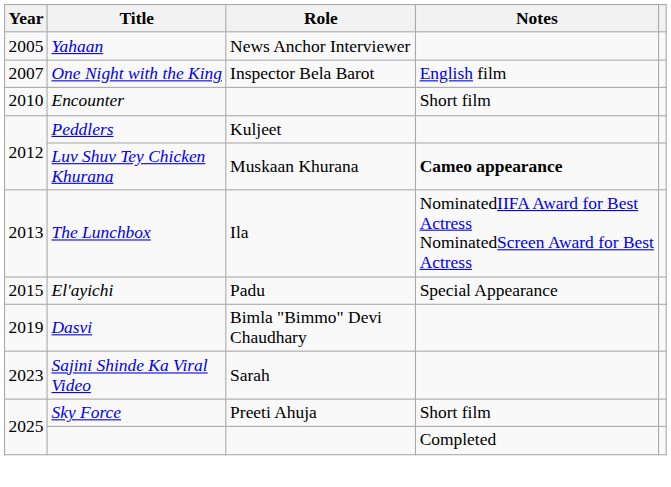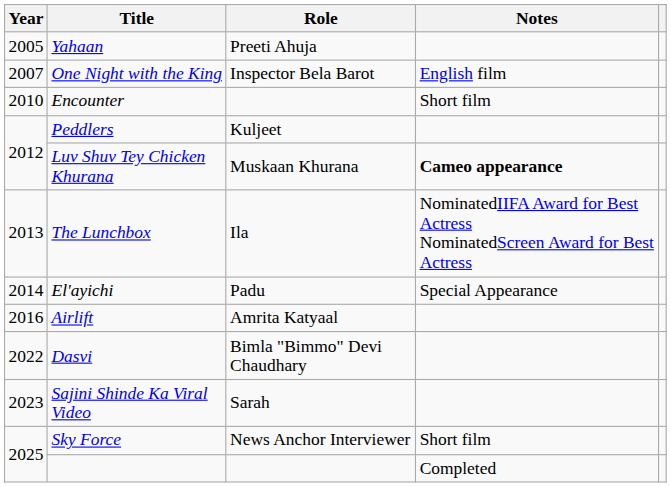(320, 45) News Anchor Interviewer -> (273, 45) Preeti Ahuja
(26, 290) 2015 -> (26, 290) 2014
+ row: (72, 318)
(26, 327) 2019 -> (26, 355) 2022
(273, 412) Preeti Ahuja -> (320, 440) News Anchor Interviewer
